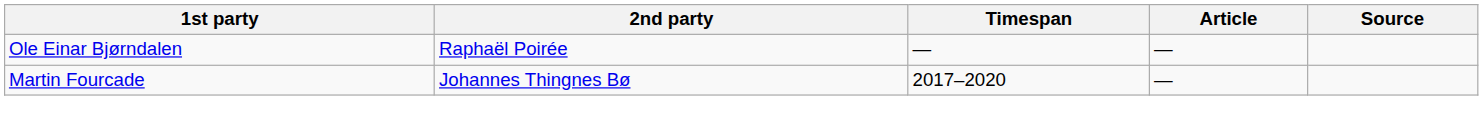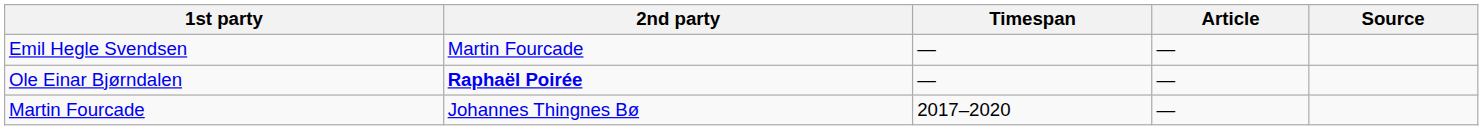+ row: (98, 49)
(503, 49) normal -> (515, 79) bold
